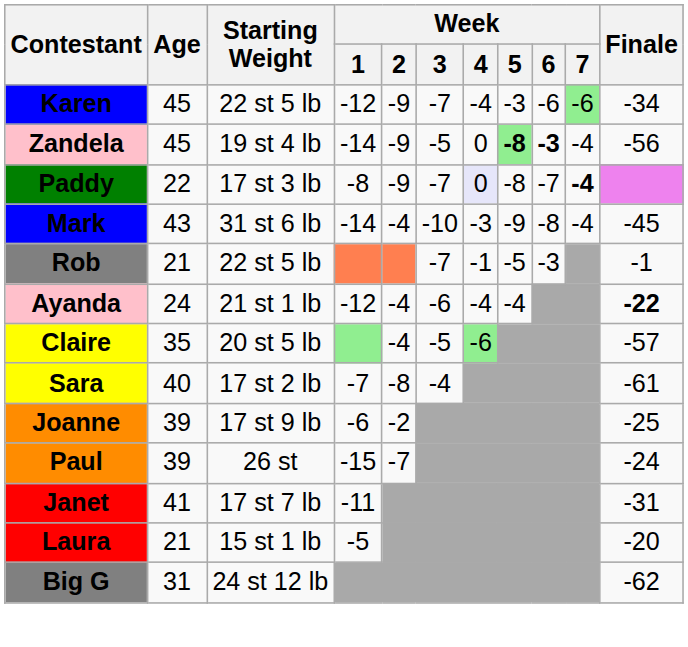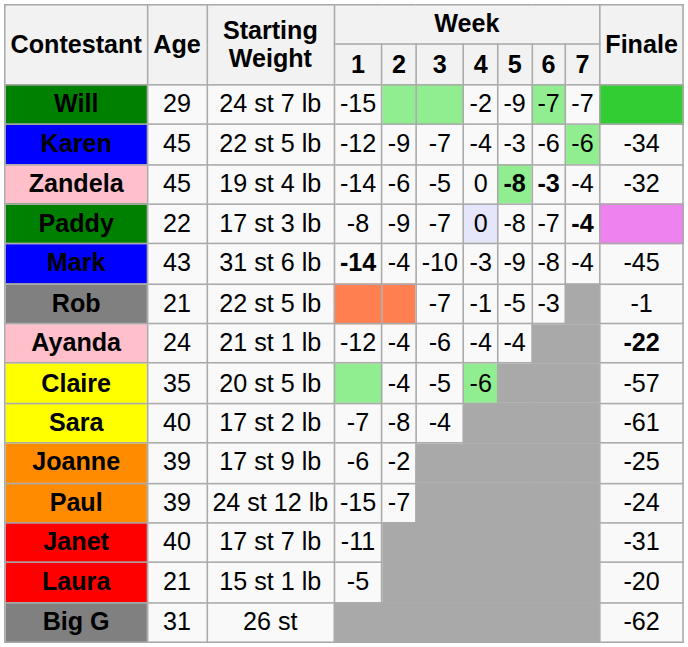+ row: (76, 104)
(399, 143) -9 -> (399, 183) -6
(642, 143) -56 -> (642, 183) -32
(358, 223) normal -> (358, 263) bold
(270, 462) 26 st -> (270, 502) 24 st 12 lb
(177, 502) 41 -> (177, 542) 40
(270, 582) 24 st 12 lb -> (270, 622) 26 st
